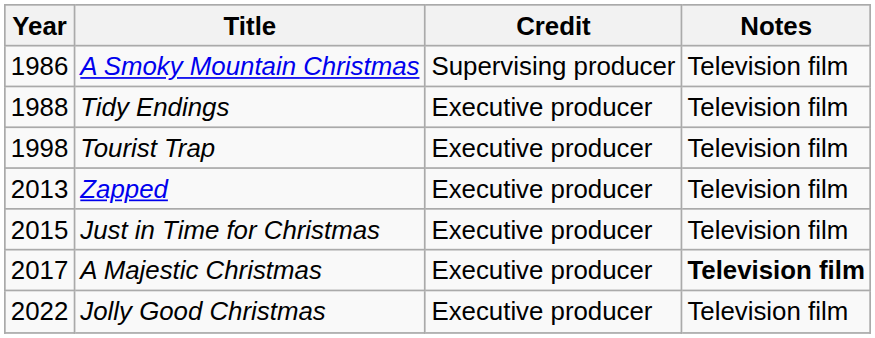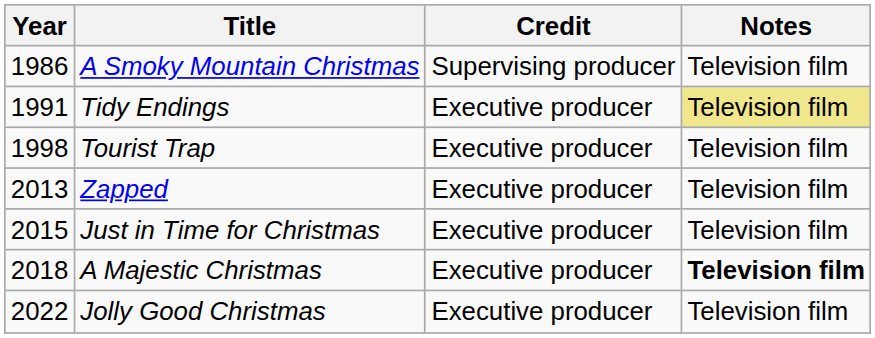(40, 107) 1988 -> (40, 107) 1991
(768, 107) no background -> (768, 107) khaki background
(40, 271) 2017 -> (40, 271) 2018
